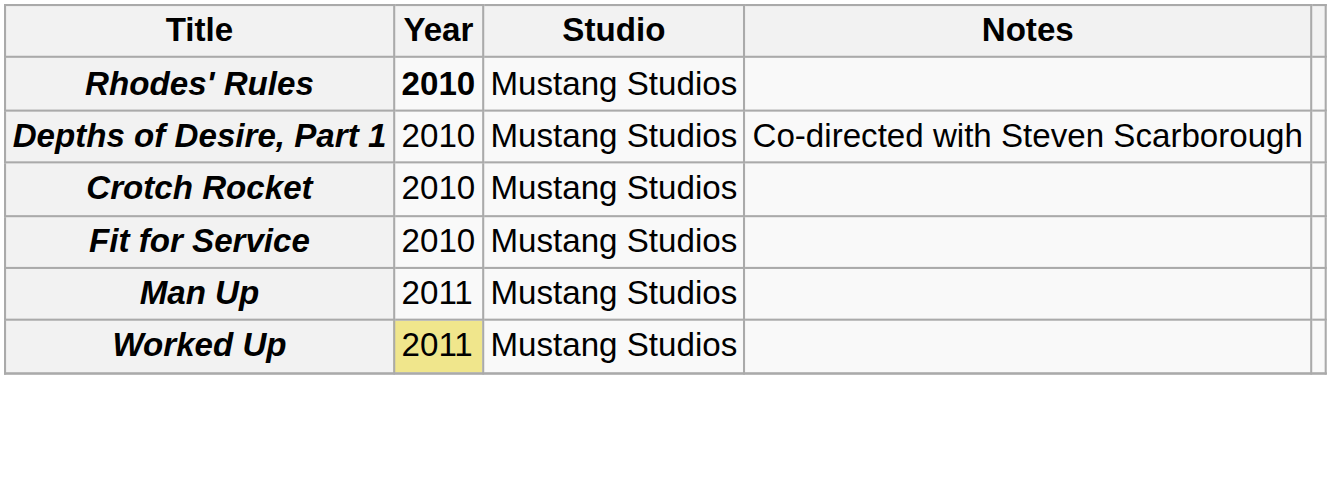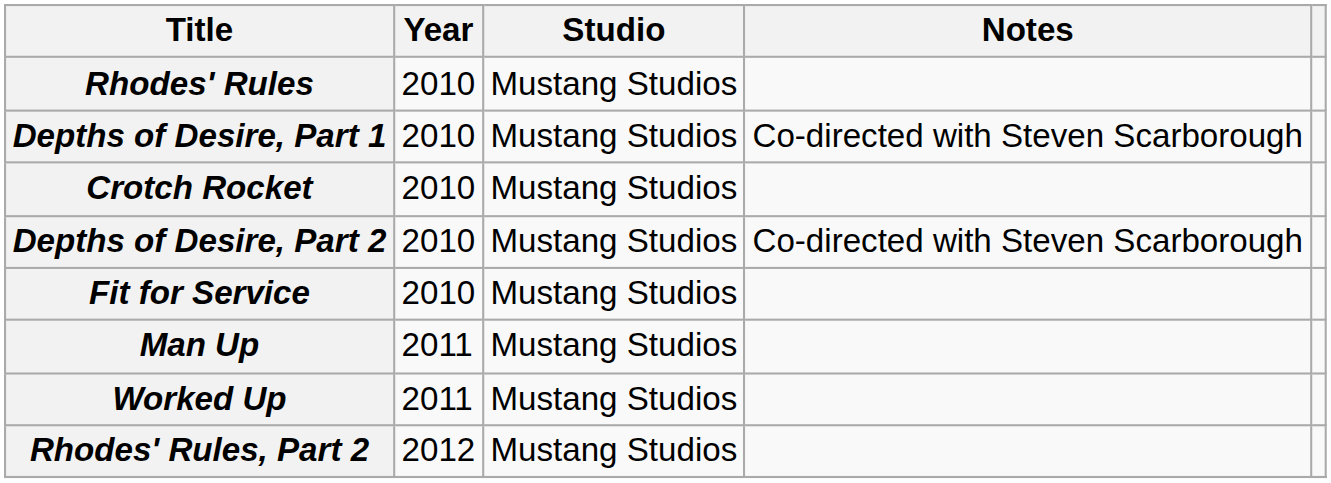(438, 83) bold -> (438, 83) normal
+ row: (199, 240)
(437, 345) khaki background -> (437, 398) no background
+ row: (199, 450)
